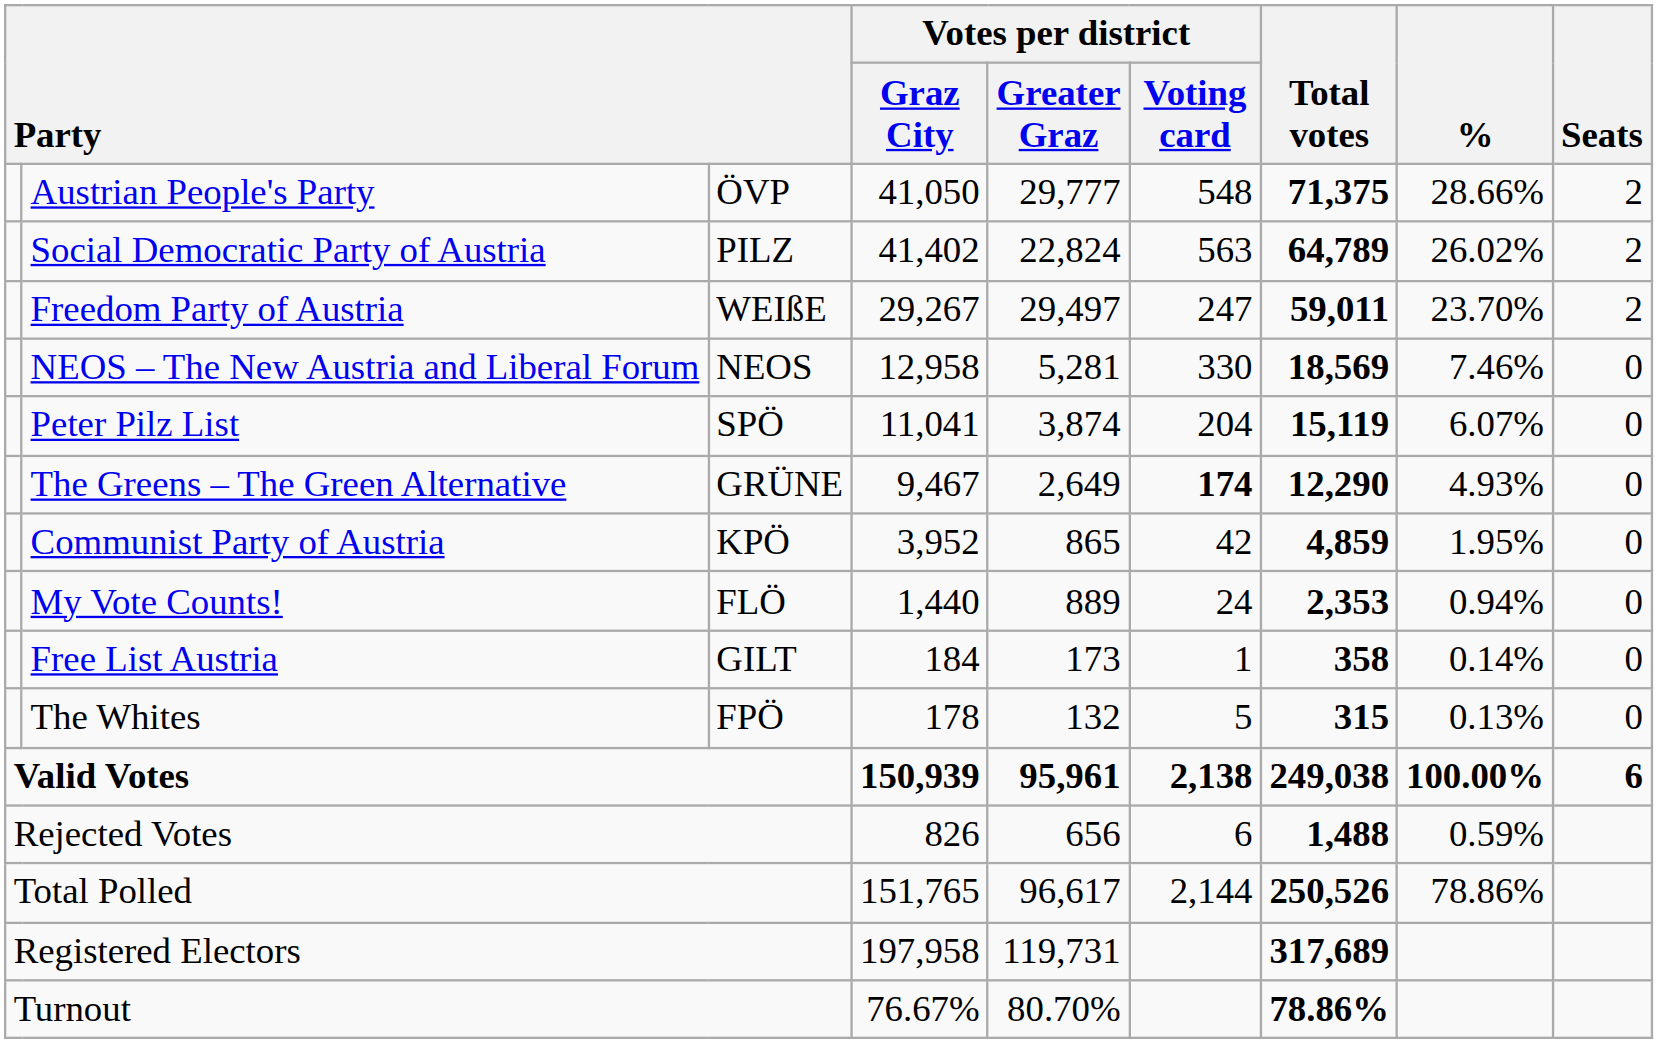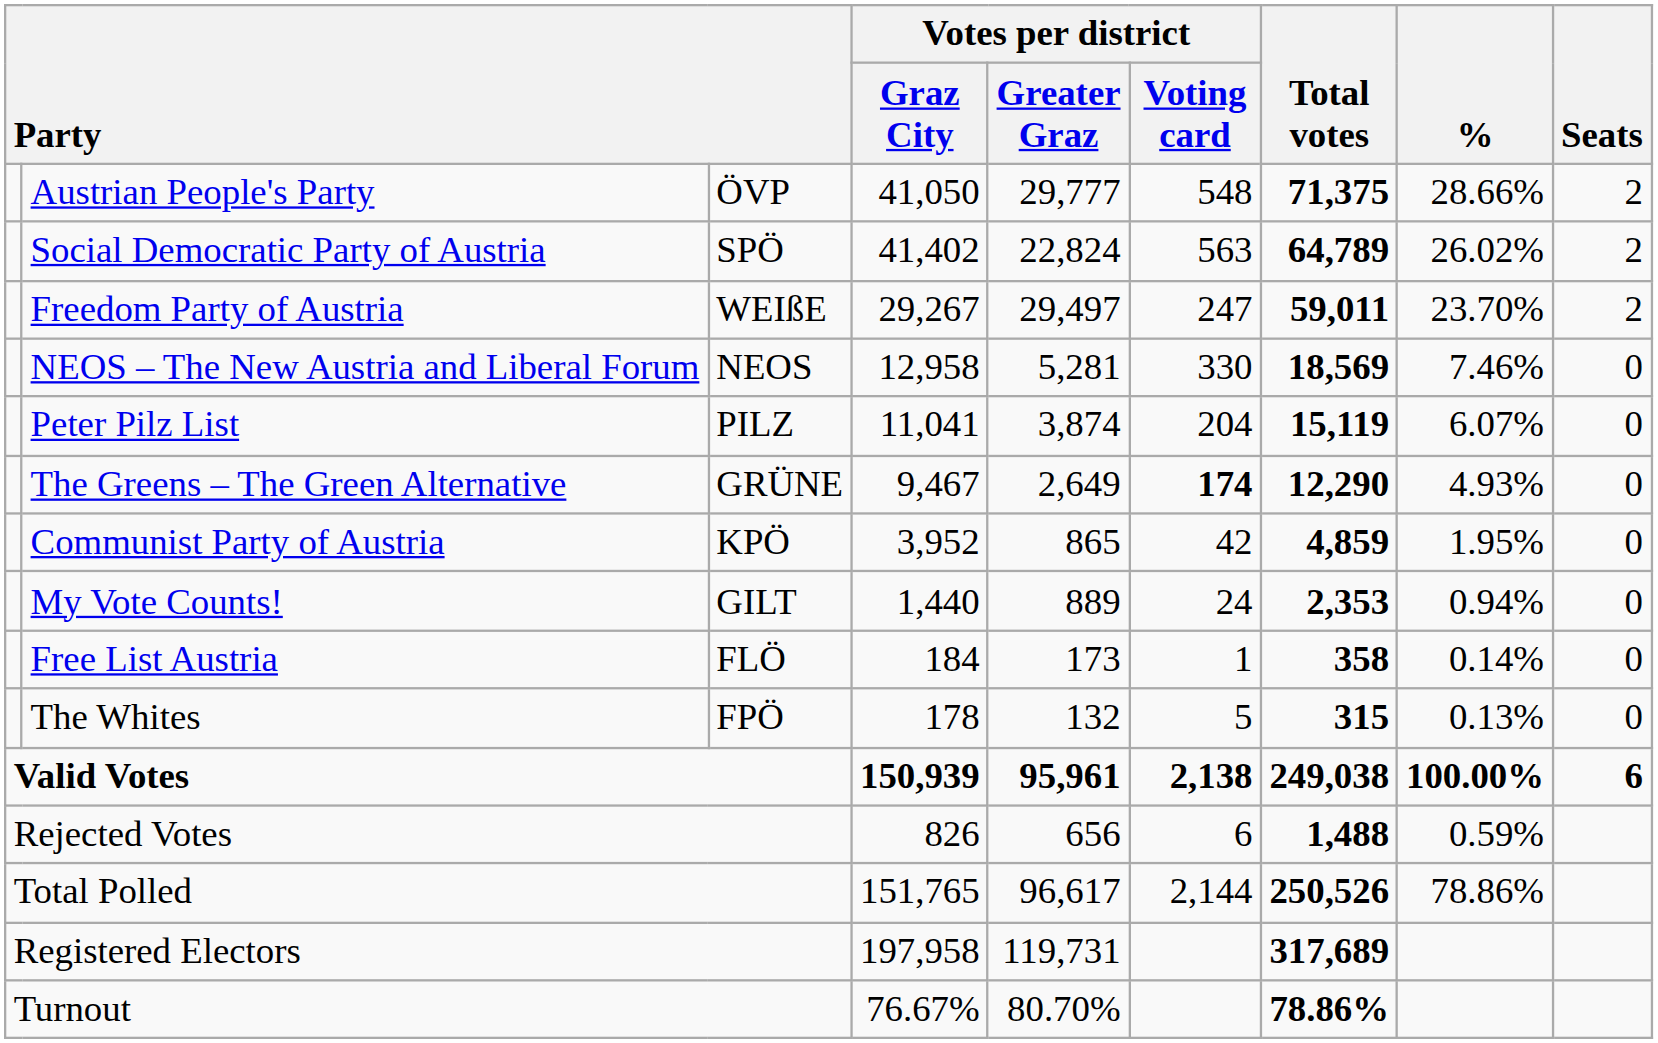(755, 250) PILZ -> (750, 250) SPÖ
(750, 425) SPÖ -> (755, 425) PILZ
(751, 600) FLÖ -> (757, 600) GILT
(757, 658) GILT -> (751, 658) FLÖ
